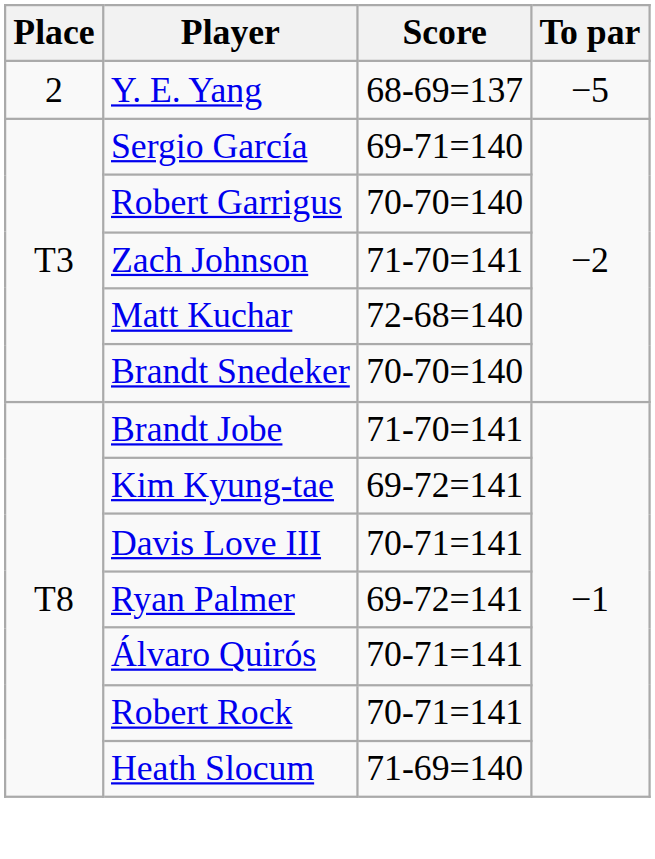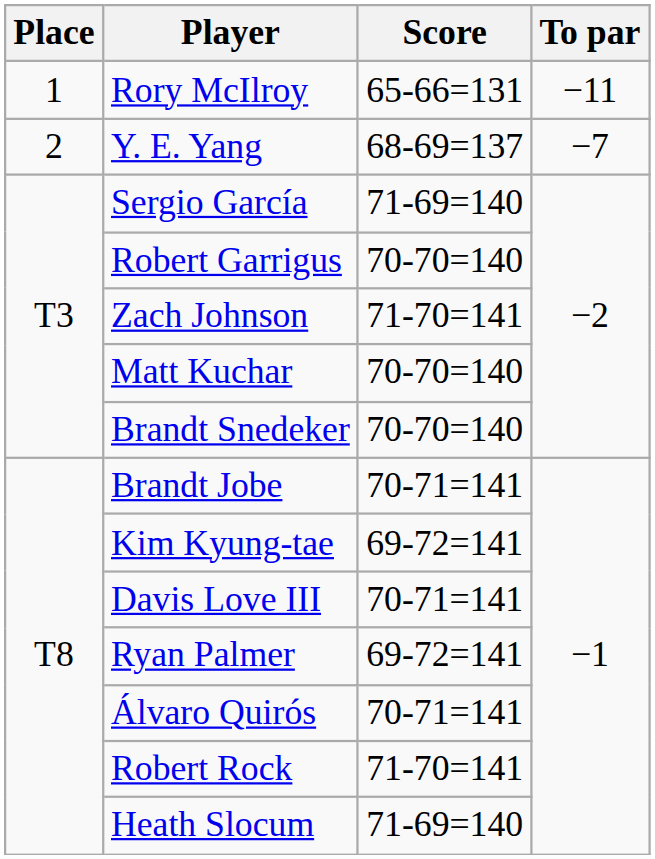+ row: (210, 89)
(590, 89) −5 -> (590, 145) −7
(445, 145) 69-71=140 -> (445, 202) 71-69=140
(445, 315) 72-68=140 -> (445, 372) 70-70=140
(445, 428) 71-70=141 -> (445, 485) 70-71=141
(445, 711) 70-71=141 -> (445, 768) 71-70=141
